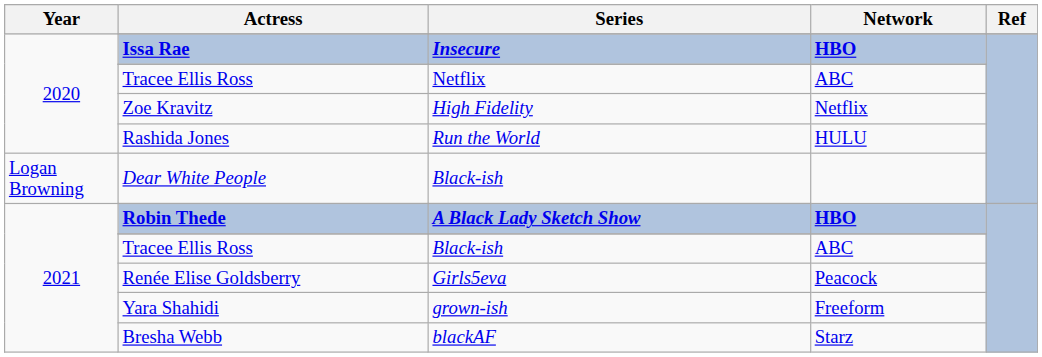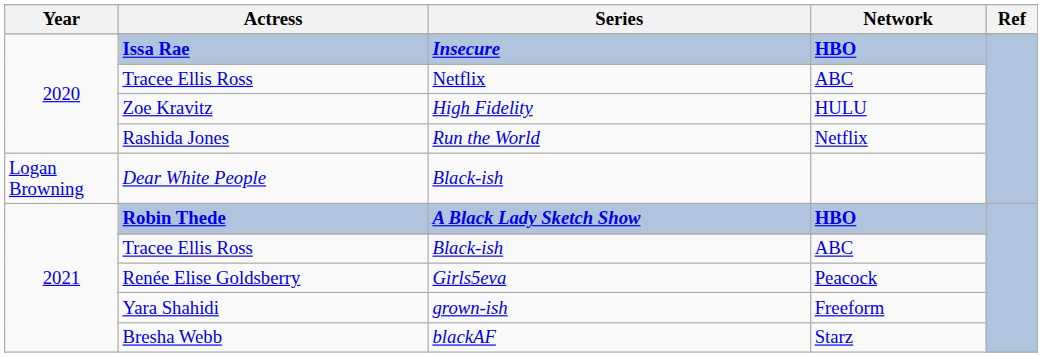(841, 108) Netflix -> (841, 108) HULU
(841, 138) HULU -> (841, 138) Netflix
